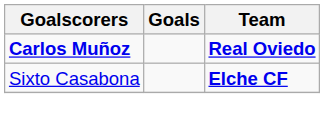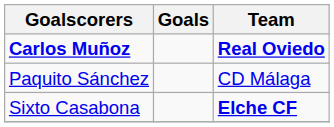+ row: (79, 78)
